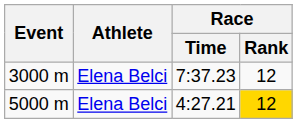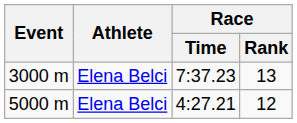(266, 76) 12 -> (266, 76) 13
(266, 105) gold background -> (266, 105) no background
